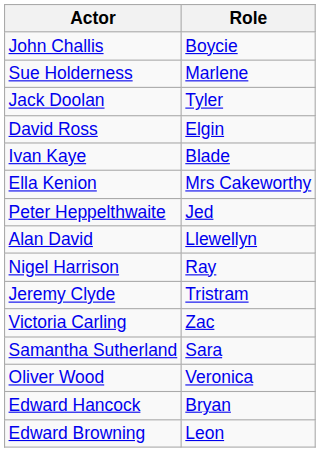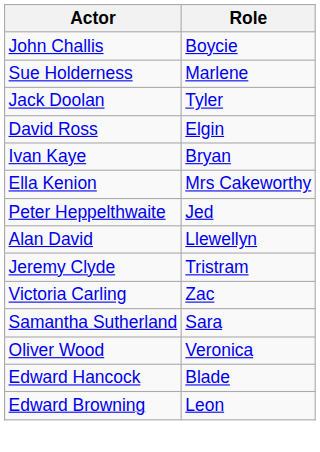(208, 156) Blade -> (208, 156) Bryan
- row: (64, 267)
(208, 405) Bryan -> (208, 377) Blade
